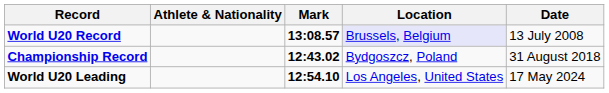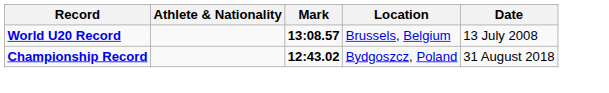(398, 35) lavender background -> (398, 35) no background
- row: (67, 77)
